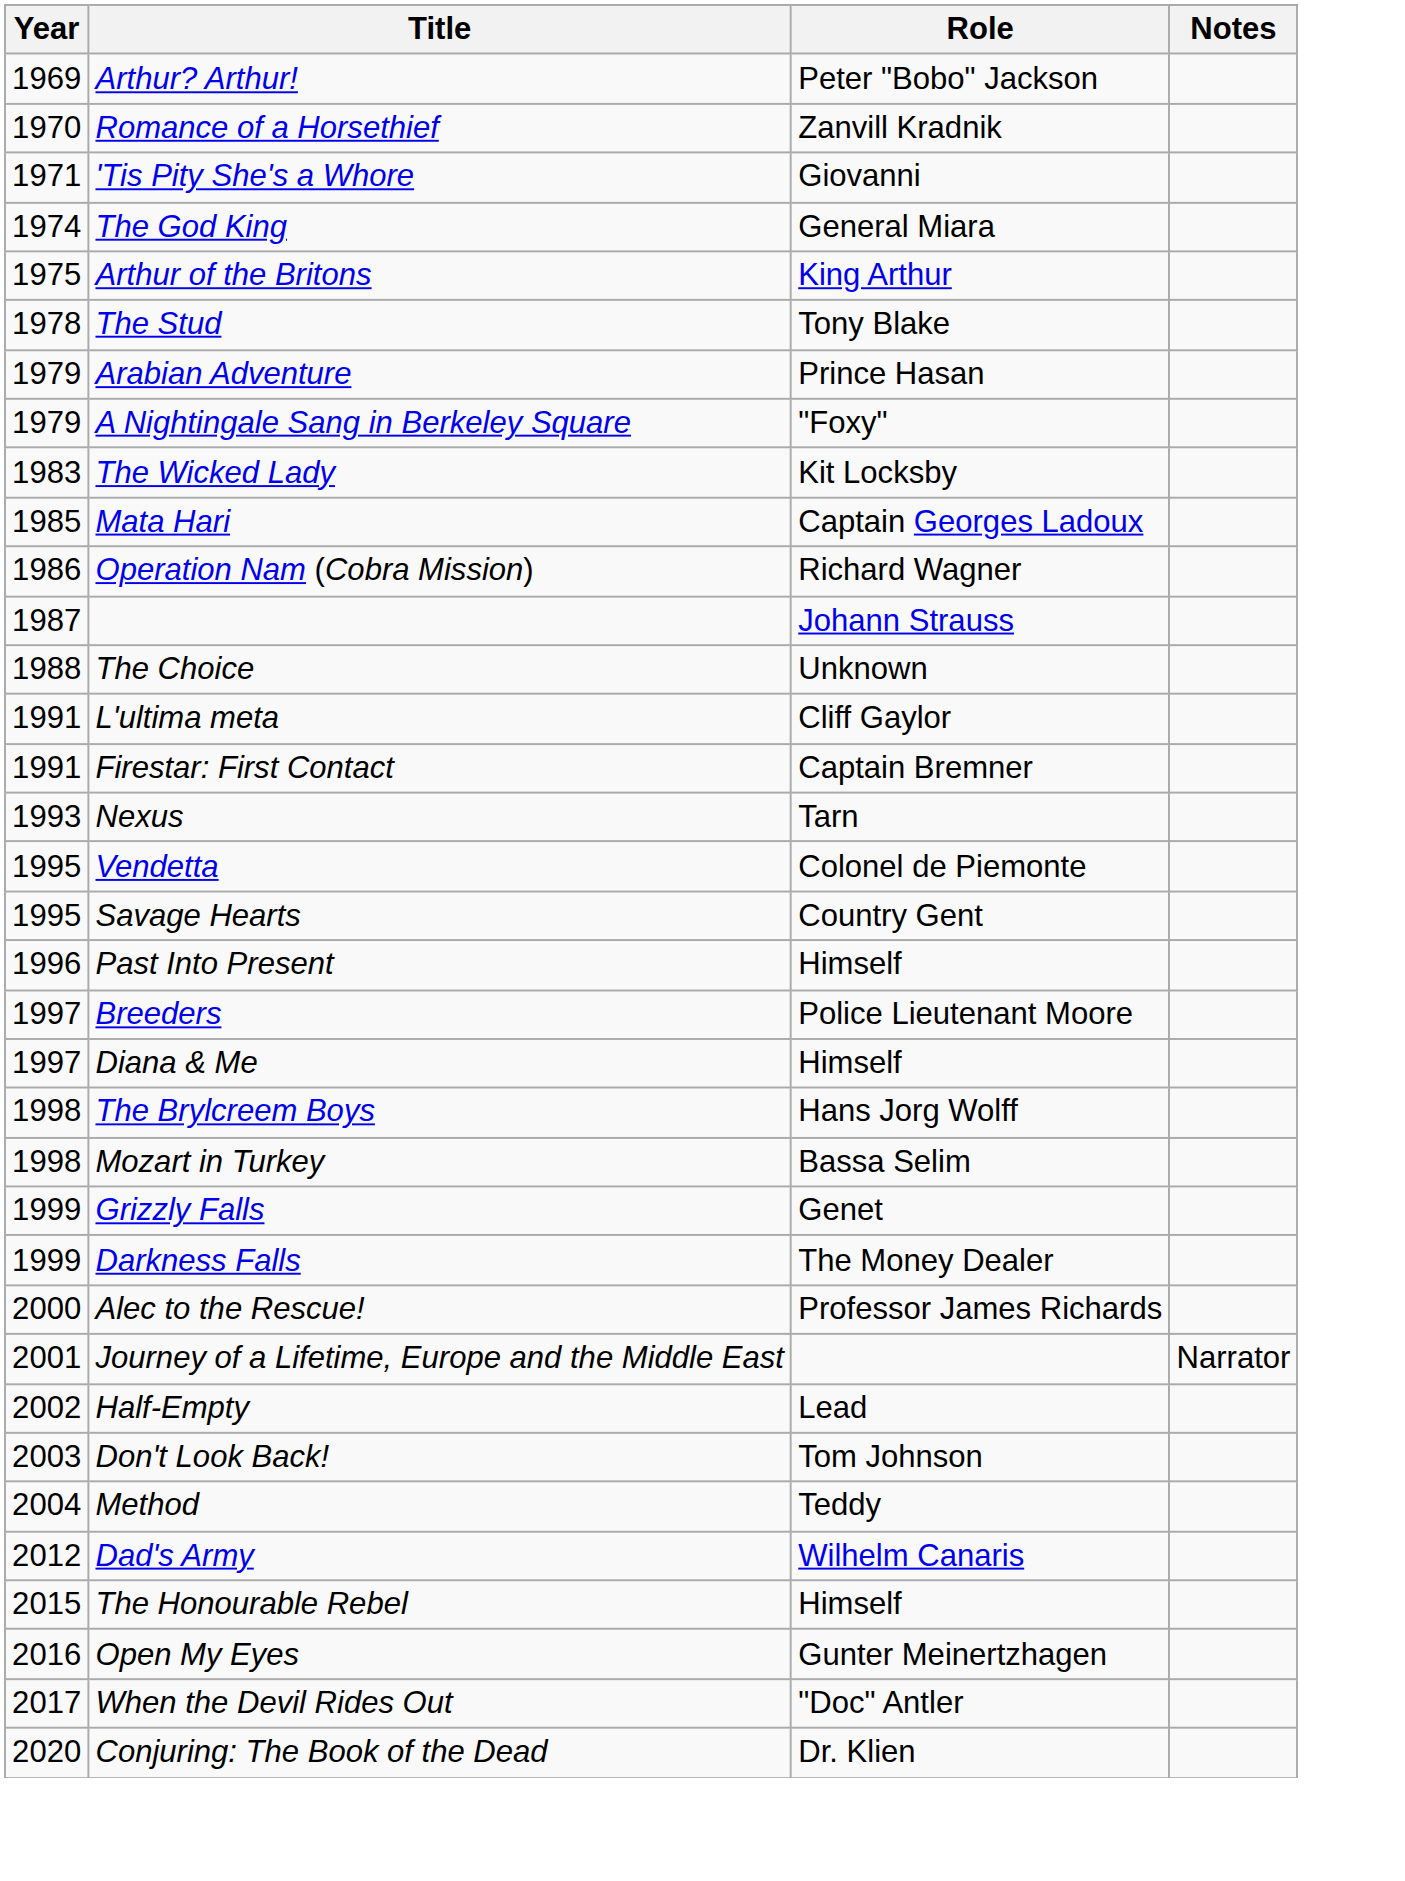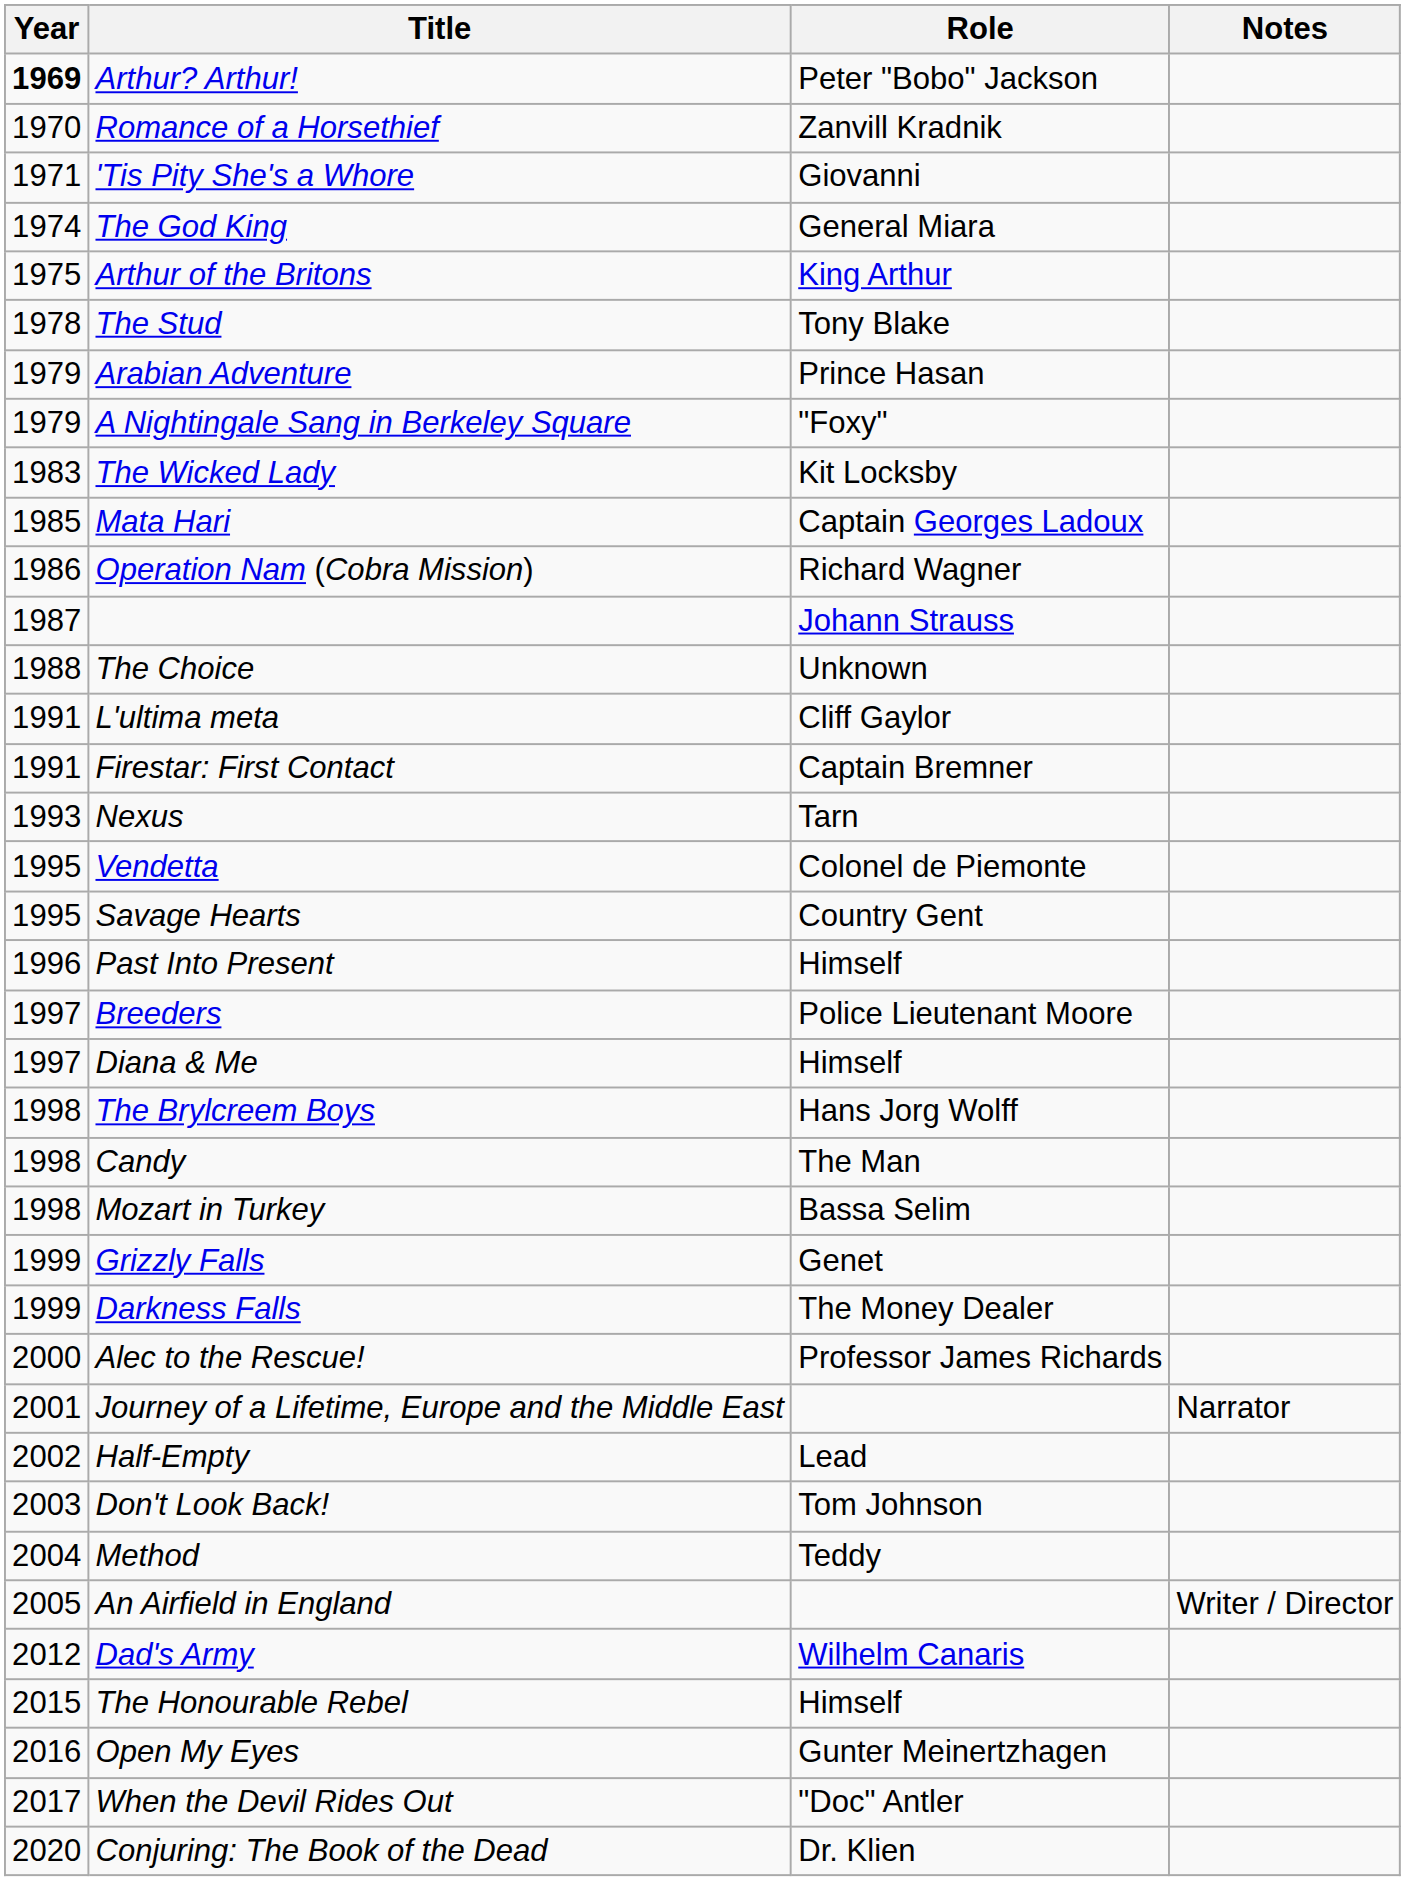(47, 78) normal -> (47, 78) bold
+ row: (140, 1161)
+ row: (243, 1604)
